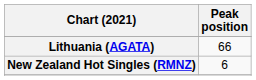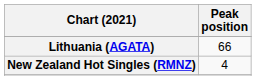(225, 65) 6 -> (225, 65) 4
